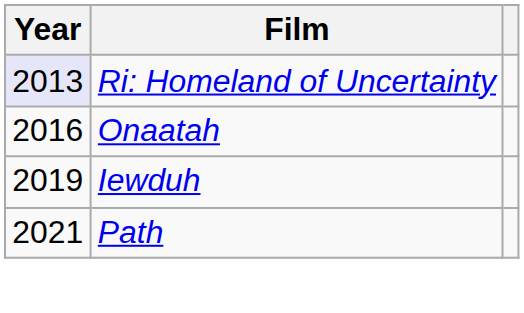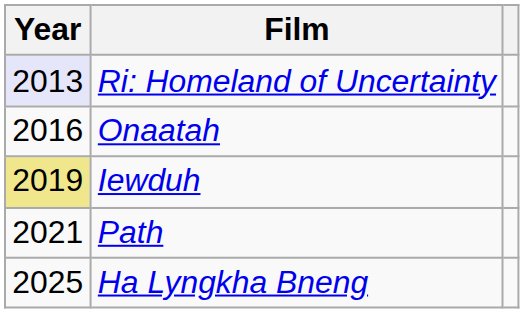(48, 181) no background -> (48, 181) khaki background
+ row: (233, 282)
